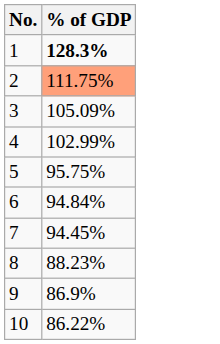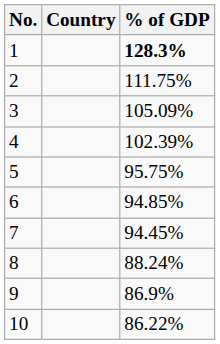+ column: (81, 19)
(80, 80) lightsalmon background -> (158, 80) no background
(81, 141) 102.99% -> (159, 141) 102.39%
(76, 202) 94.84% -> (154, 202) 94.85%
(76, 263) 88.23% -> (154, 263) 88.24%
